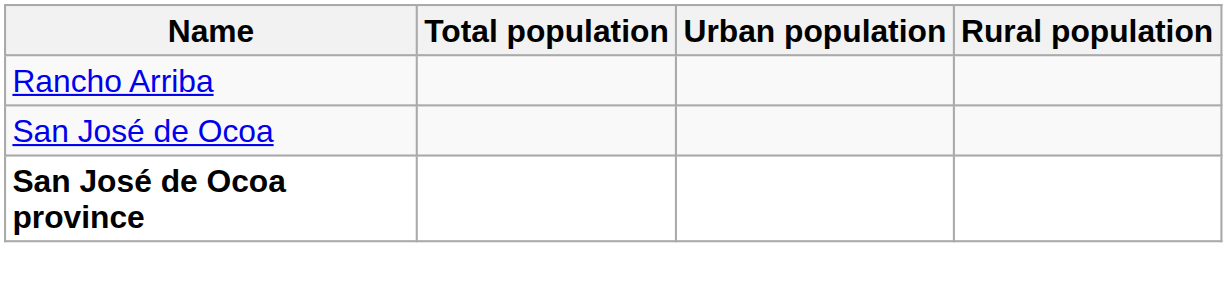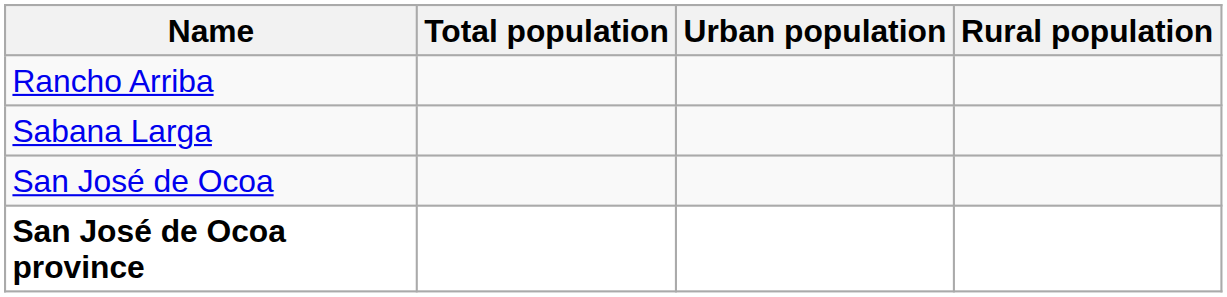+ row: (112, 131)
